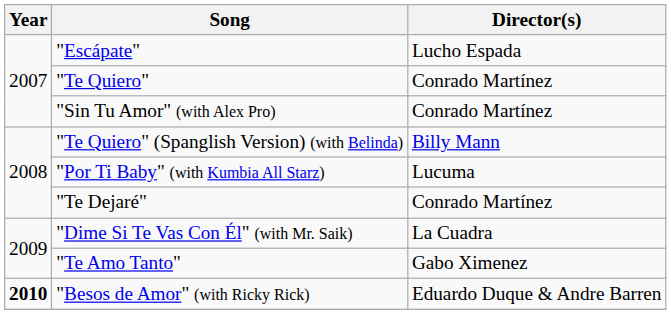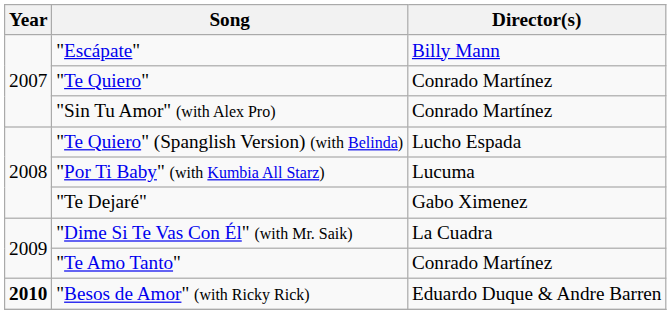(467, 50) Lucho Espada -> (456, 50) Billy Mann
(456, 141) Billy Mann -> (467, 141) Lucho Espada
(482, 202) Conrado Martínez -> (470, 202) Gabo Ximenez
(470, 263) Gabo Ximenez -> (482, 263) Conrado Martínez
